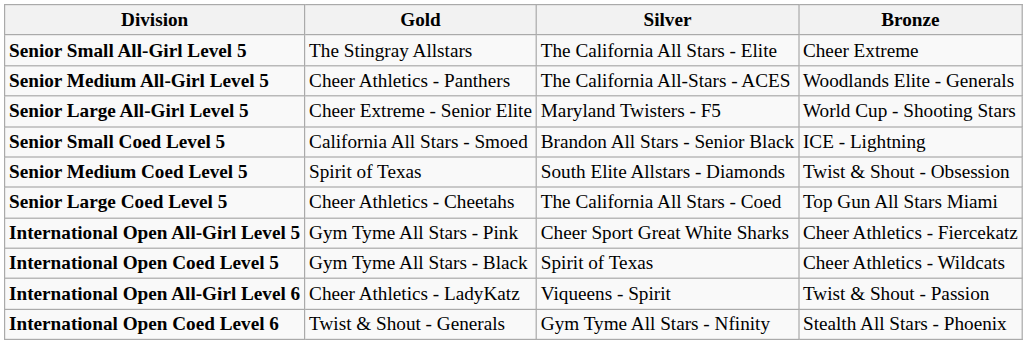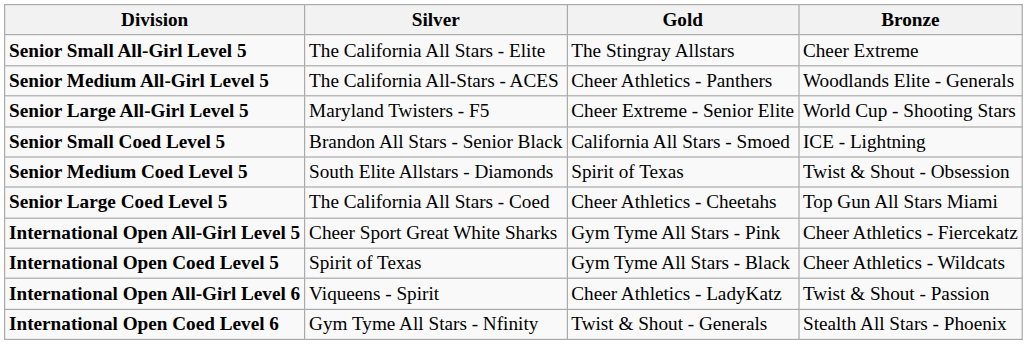columns swapped: (421, 19) <-> (667, 19)
